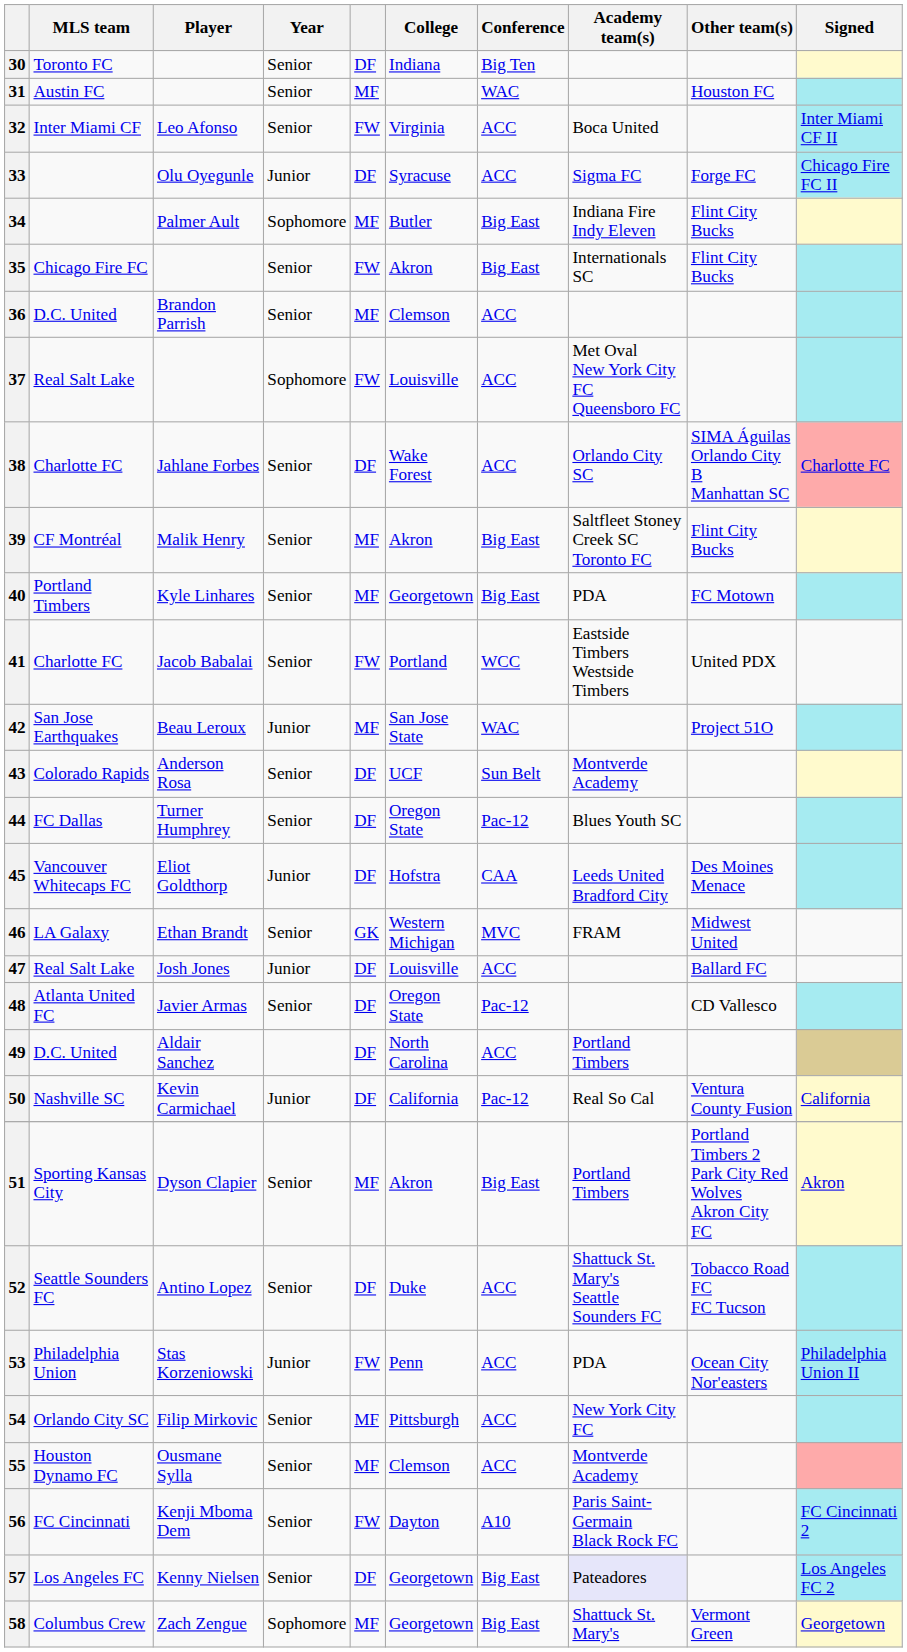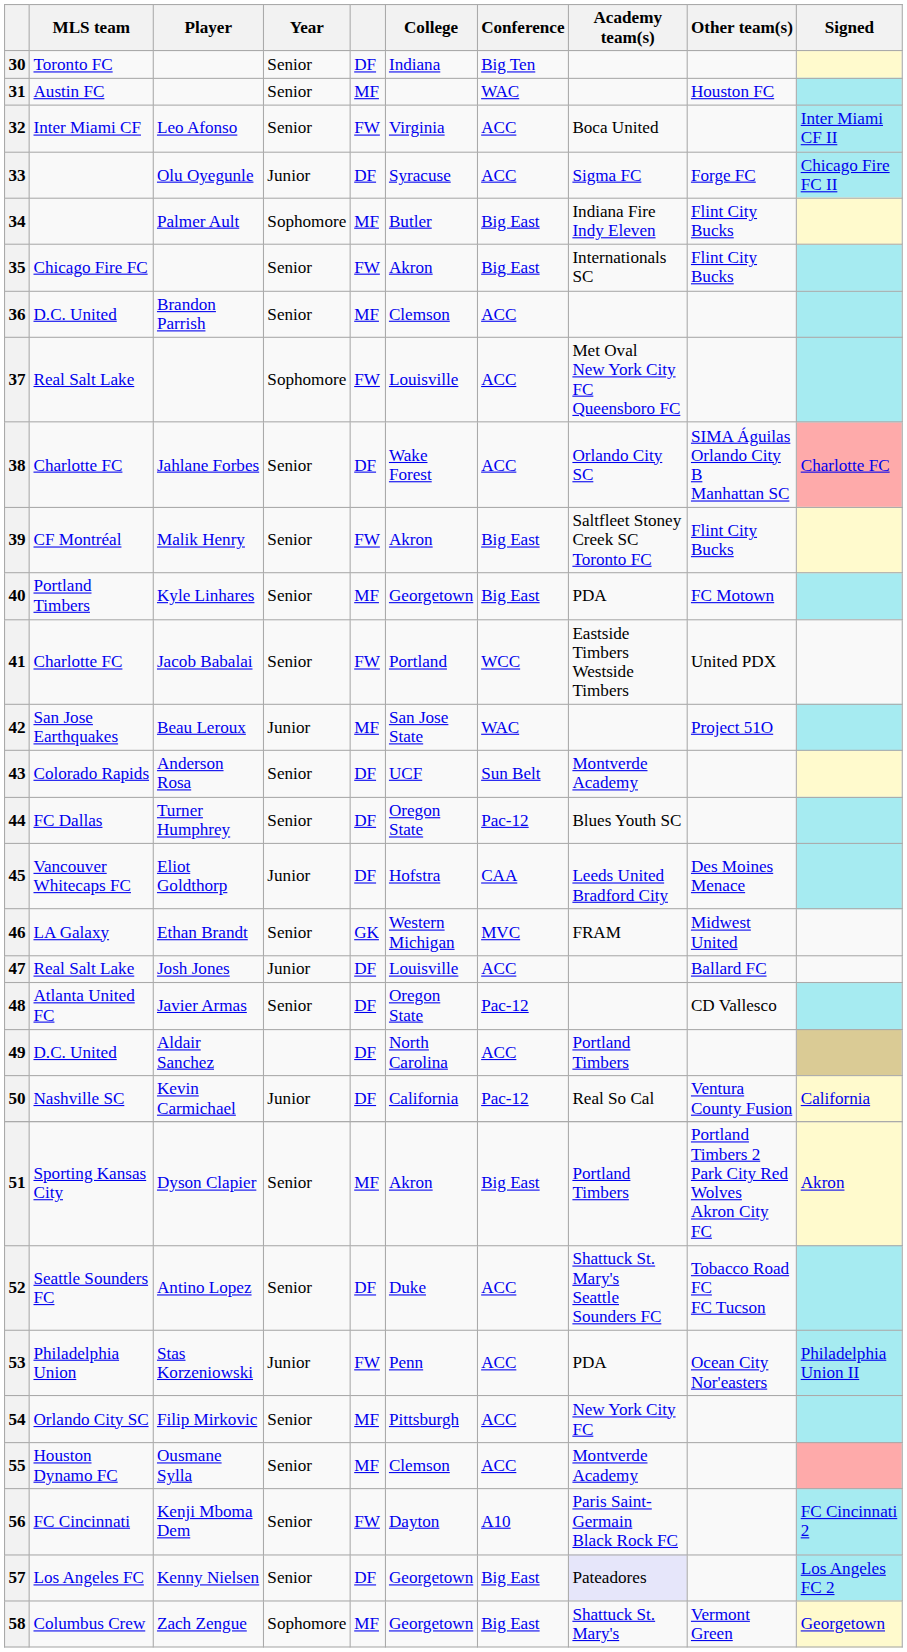(367, 539) MF -> (367, 539) FW
